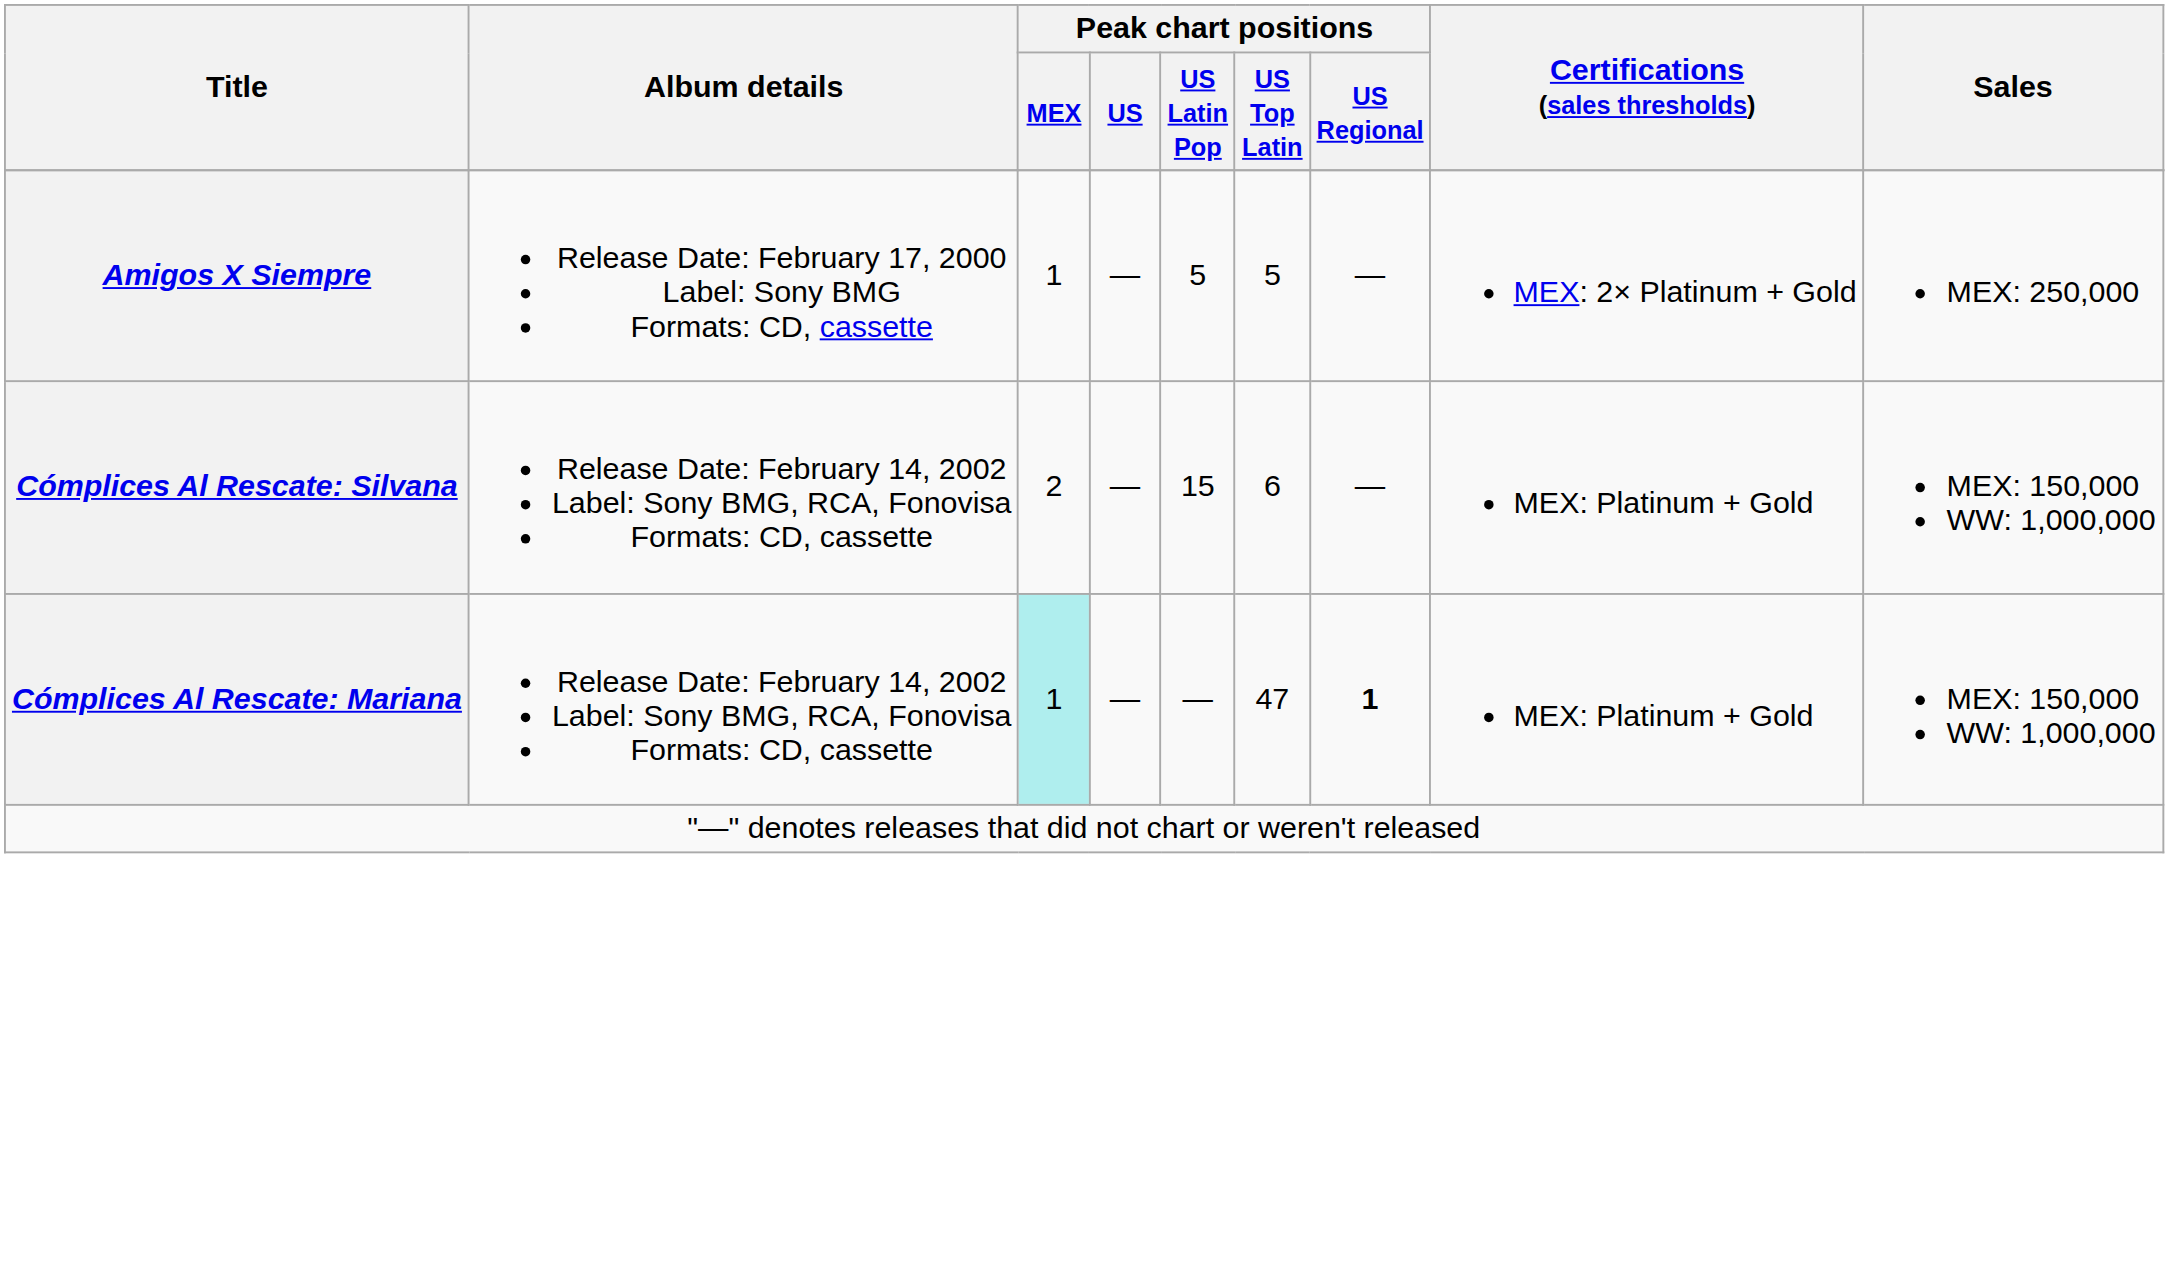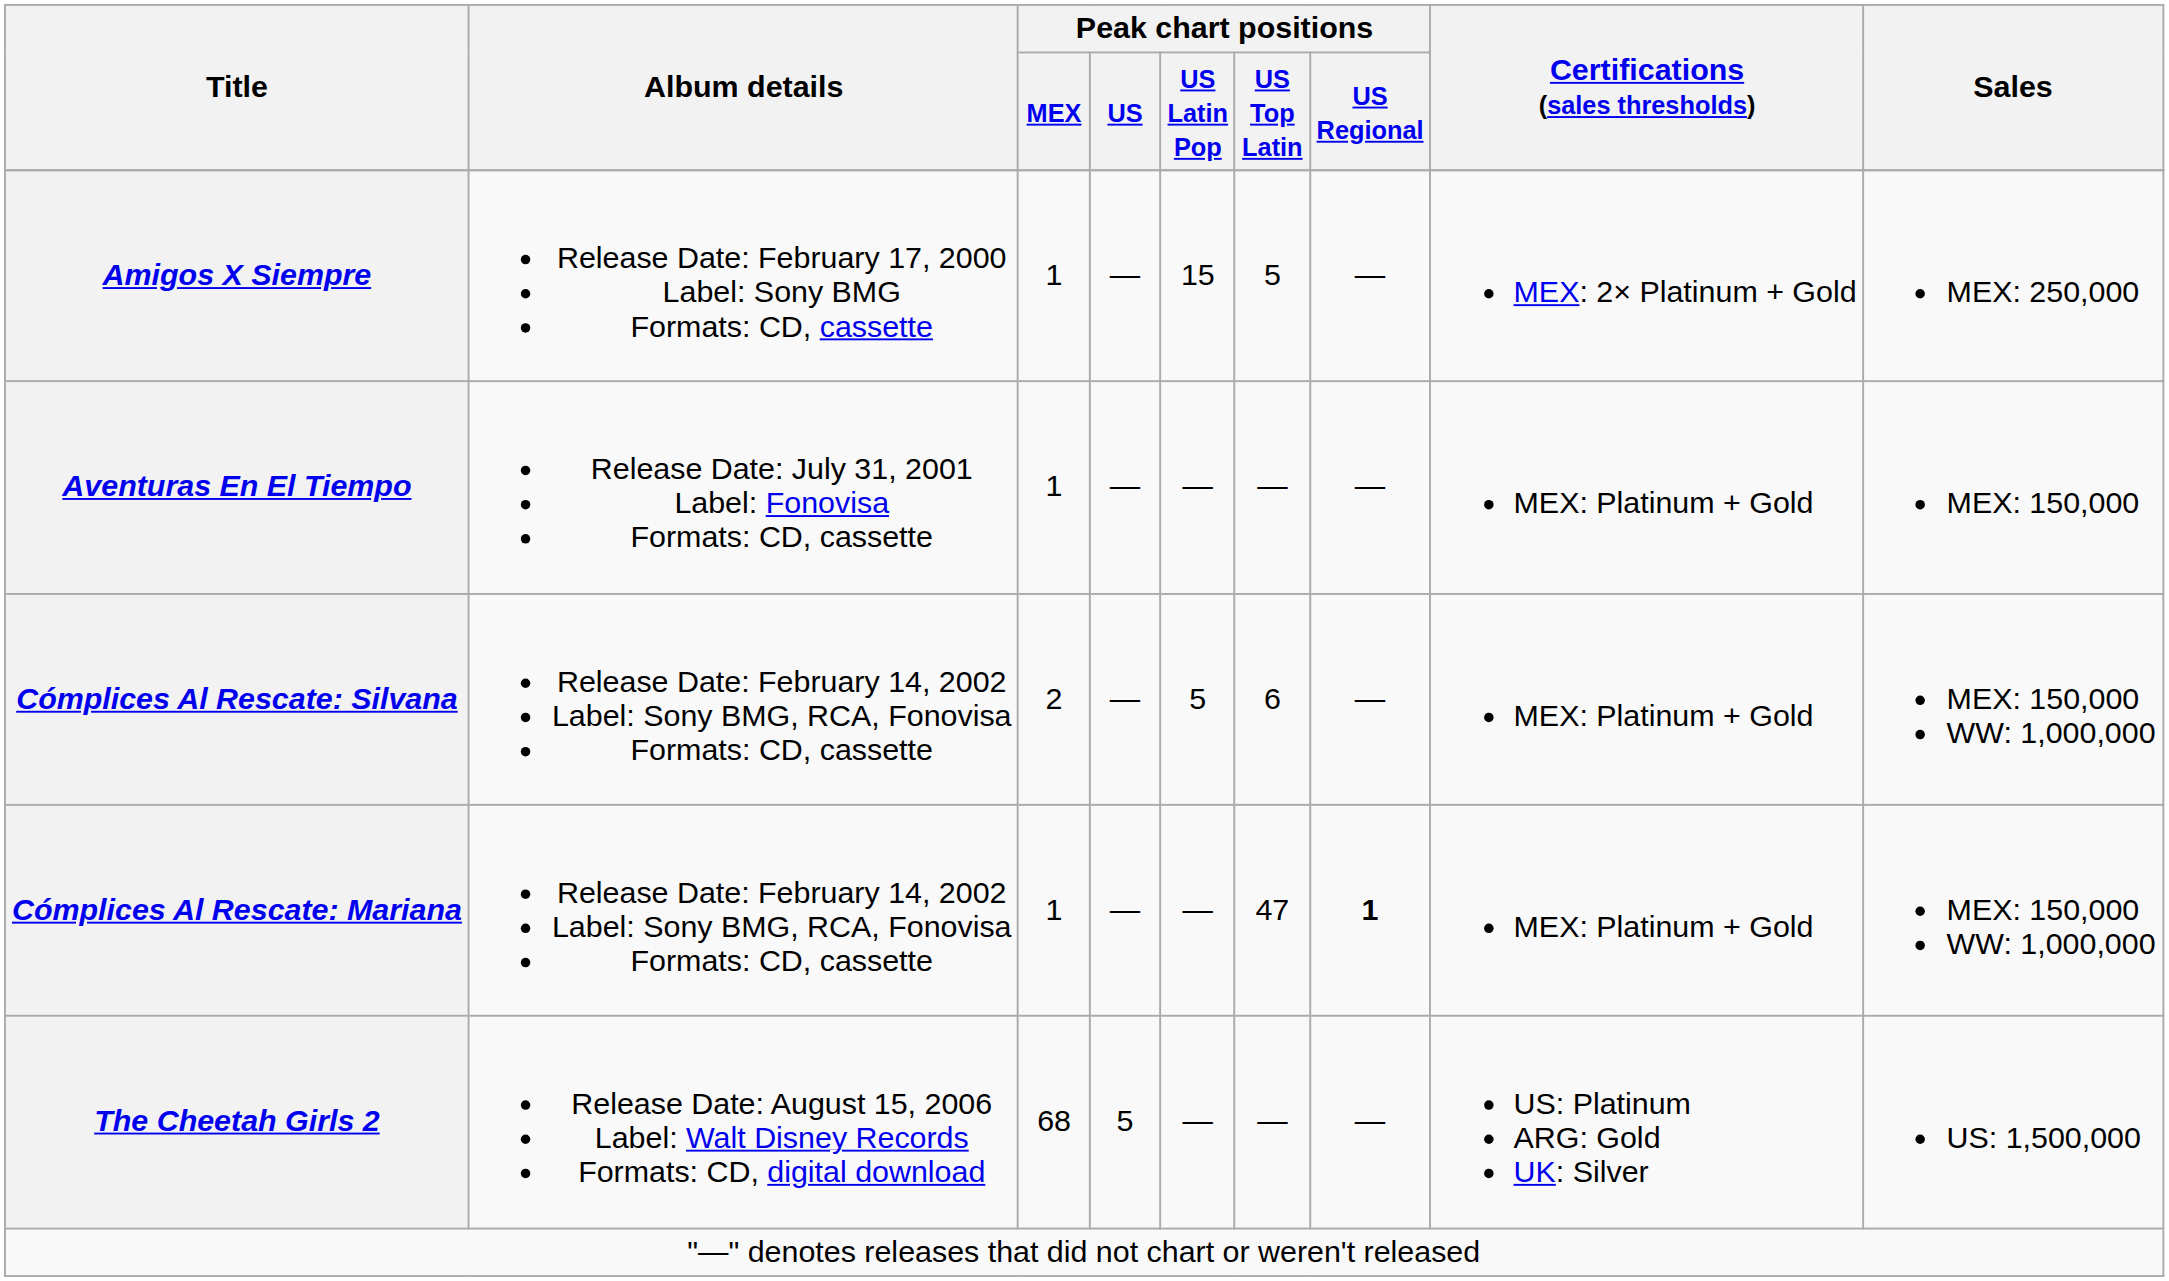(1198, 275) 5 -> (1198, 275) 15
+ row: (237, 486)
(1198, 486) 15 -> (1198, 698) 5
(1054, 698) paleturquoise background -> (1054, 909) no background
+ row: (237, 1121)
